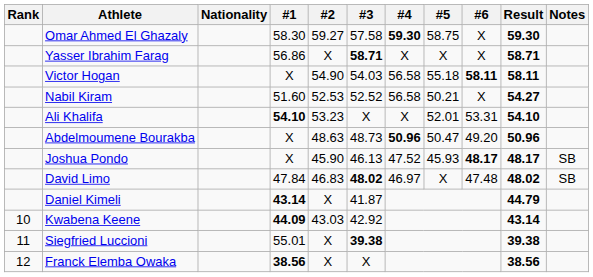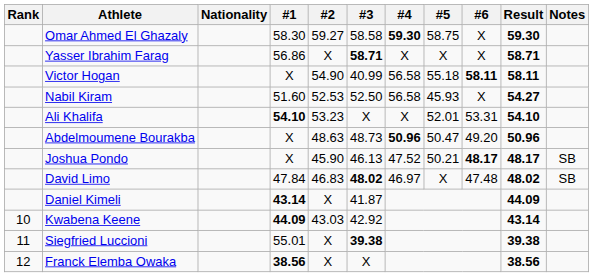(366, 35) 57.58 -> (366, 35) 58.58
(366, 76) 54.03 -> (366, 76) 40.99
(366, 96) 52.52 -> (366, 96) 52.50
(443, 96) 50.21 -> (443, 96) 45.93
(443, 158) 45.93 -> (443, 158) 50.21
(523, 199) 44.79 -> (523, 199) 44.09
